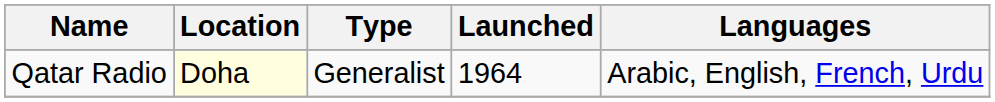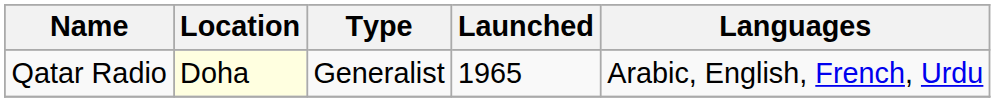(490, 73) 1964 -> (490, 73) 1965
